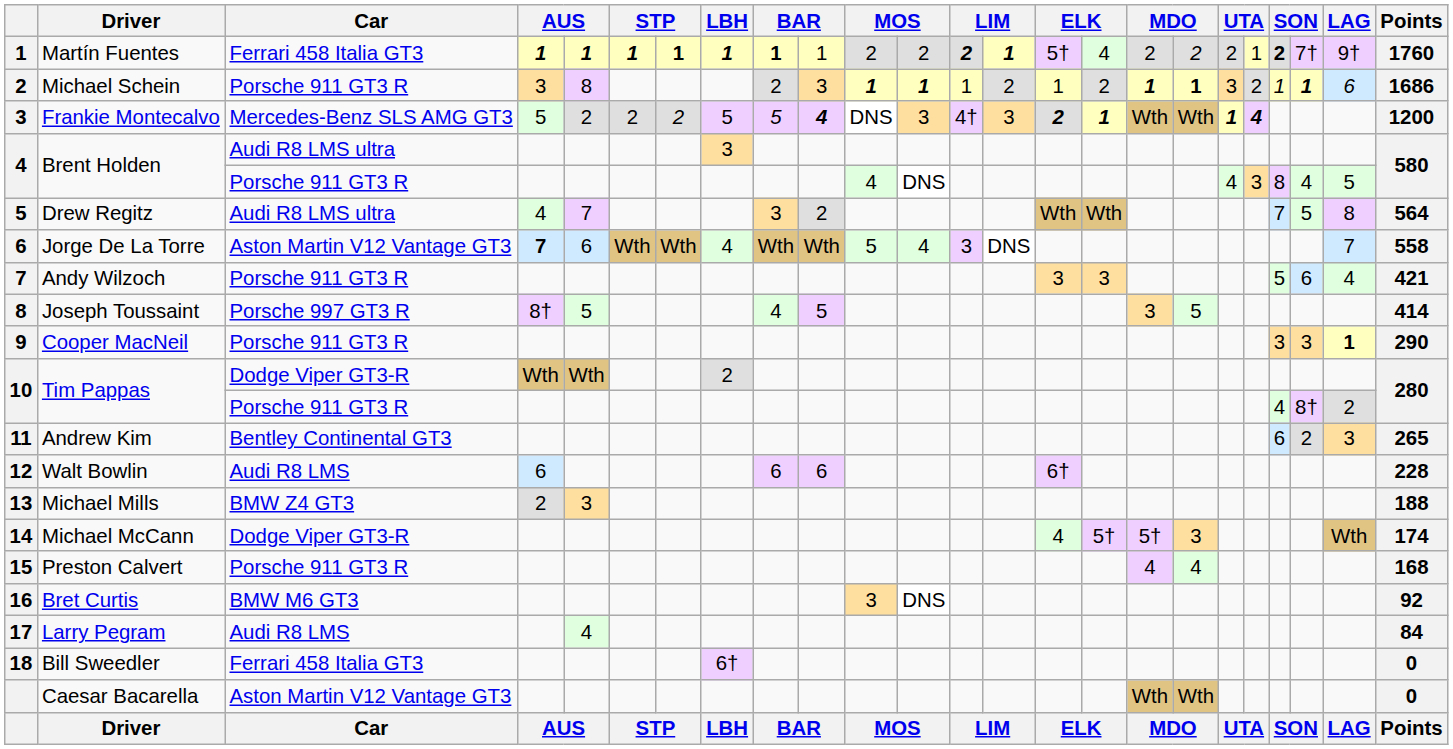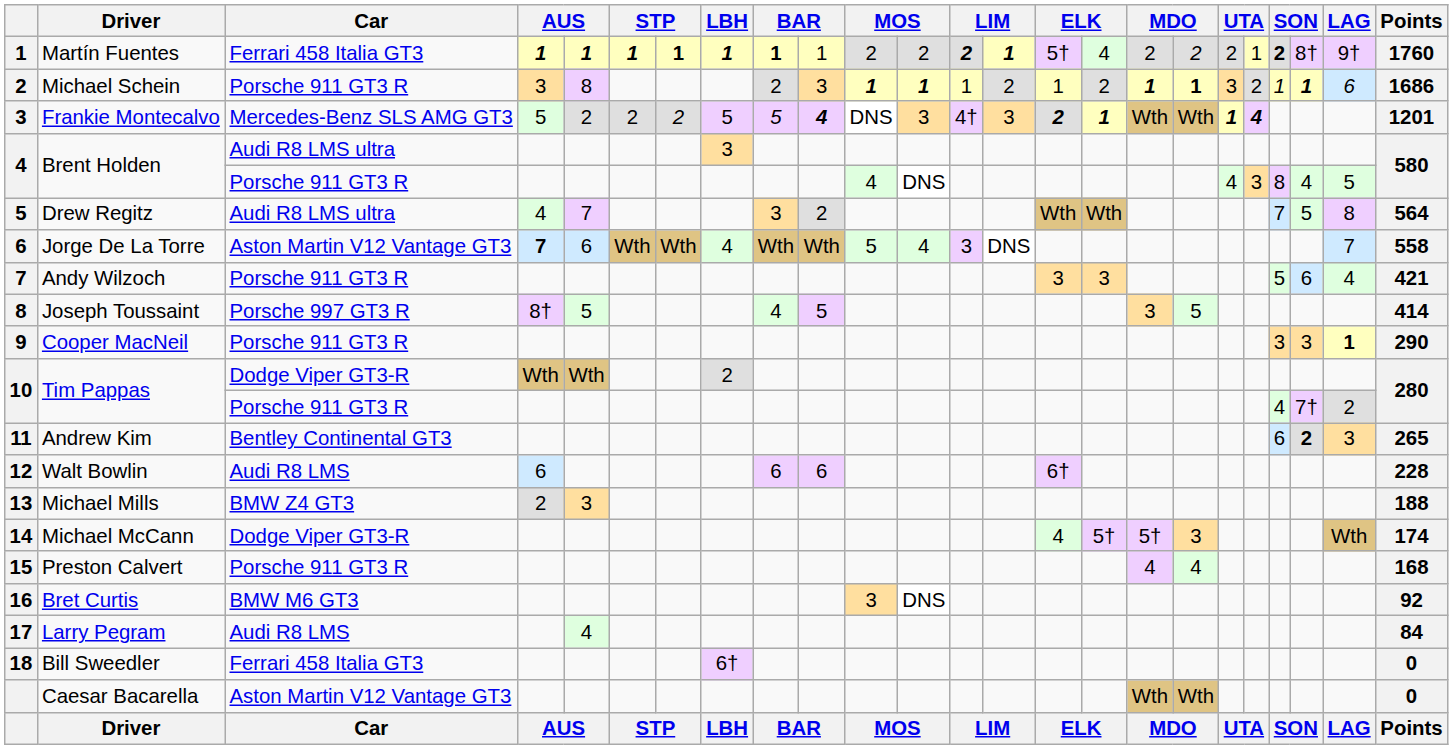(1306, 53) 7† -> (1306, 53) 8†
(1411, 117) 1200 -> (1411, 117) 1201
(1306, 406) 8† -> (1306, 406) 7†
(1306, 438) normal -> (1306, 438) bold
